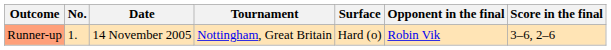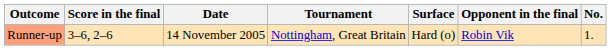columns swapped: (77, 14) <-> (557, 14)
